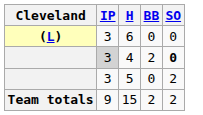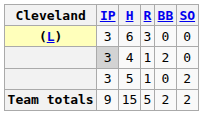+ column: (147, 15)
(173, 57) bold -> (187, 57) normal
